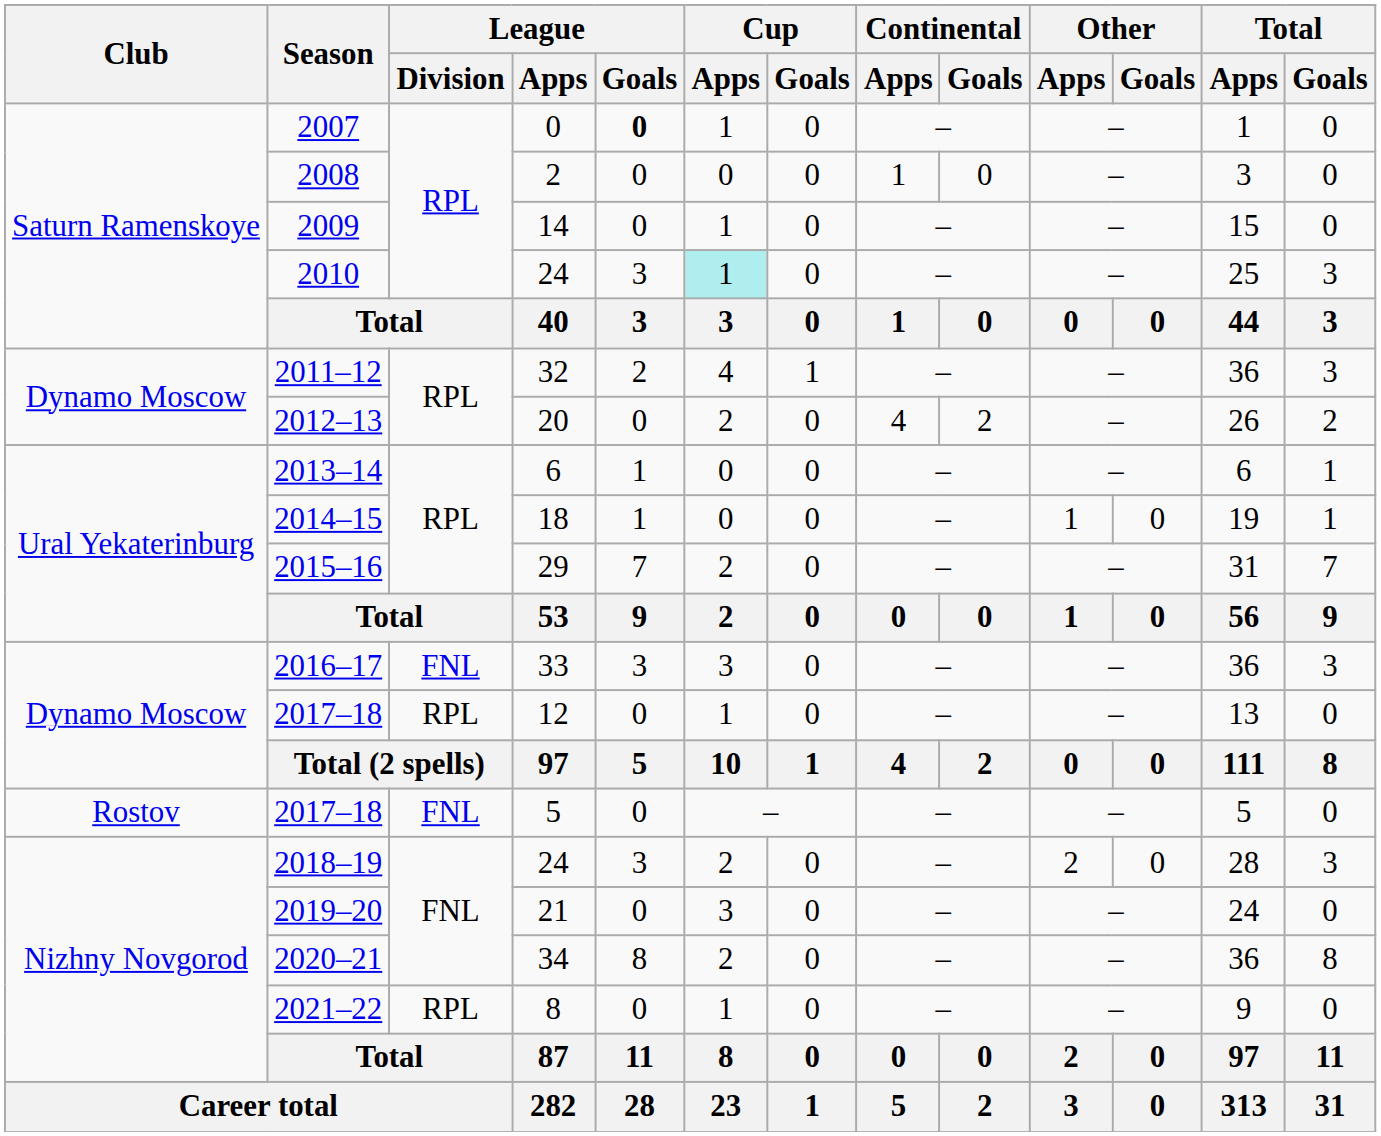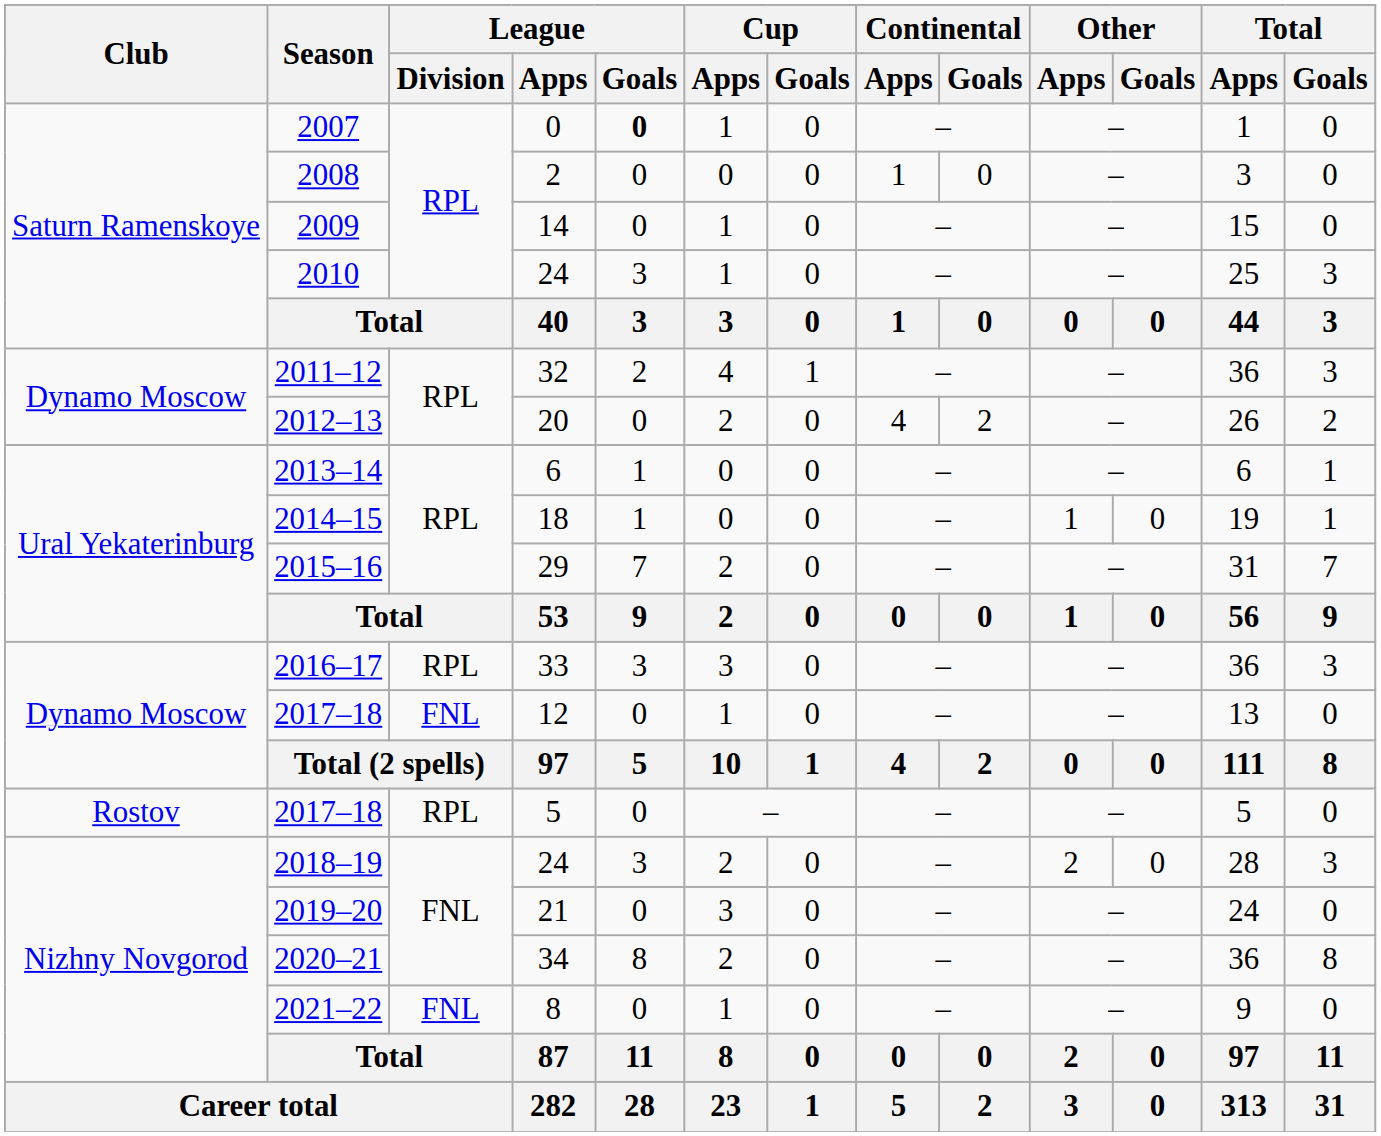(726, 273) paleturquoise background -> (726, 273) no background
(451, 665) FNL -> (451, 665) RPL
(451, 714) RPL -> (451, 714) FNL
(451, 812) FNL -> (451, 812) RPL
(451, 1008) RPL -> (451, 1008) FNL
